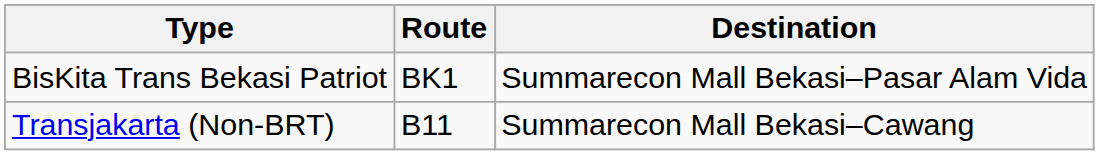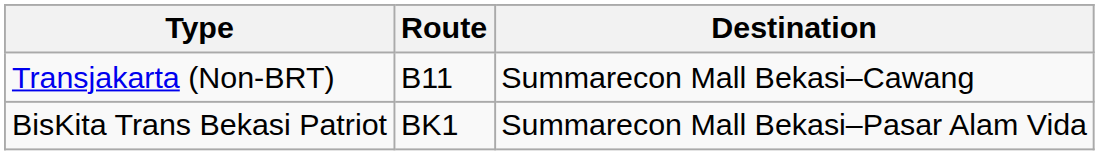rows swapped: (173, 125) <-> (200, 76)
